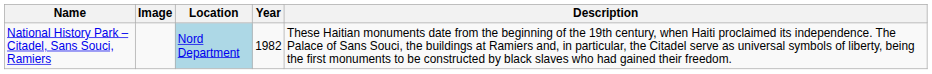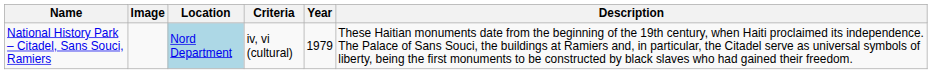+ column: (274, 13)
(268, 45) 1982 -> (320, 45) 1979
